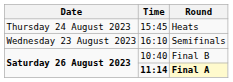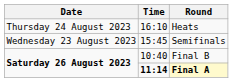(154, 26) 15:45 -> (154, 26) 16:10
(154, 41) 16:10 -> (154, 41) 15:45
